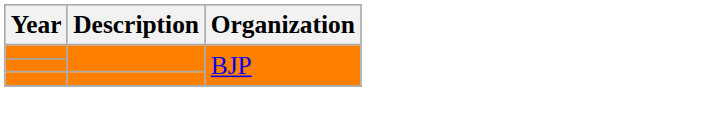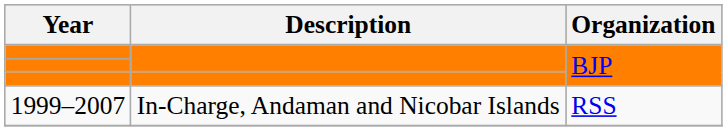+ row: (68, 105)
